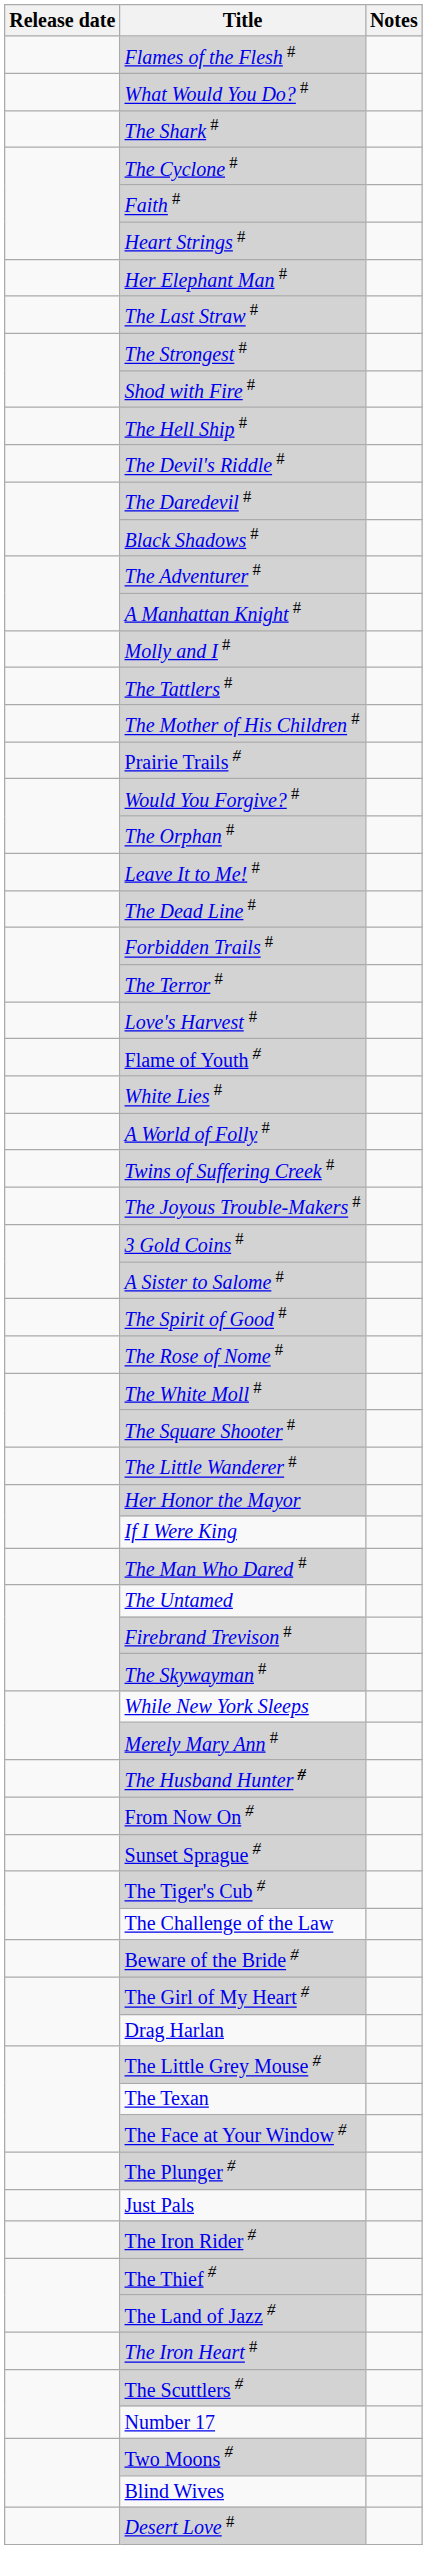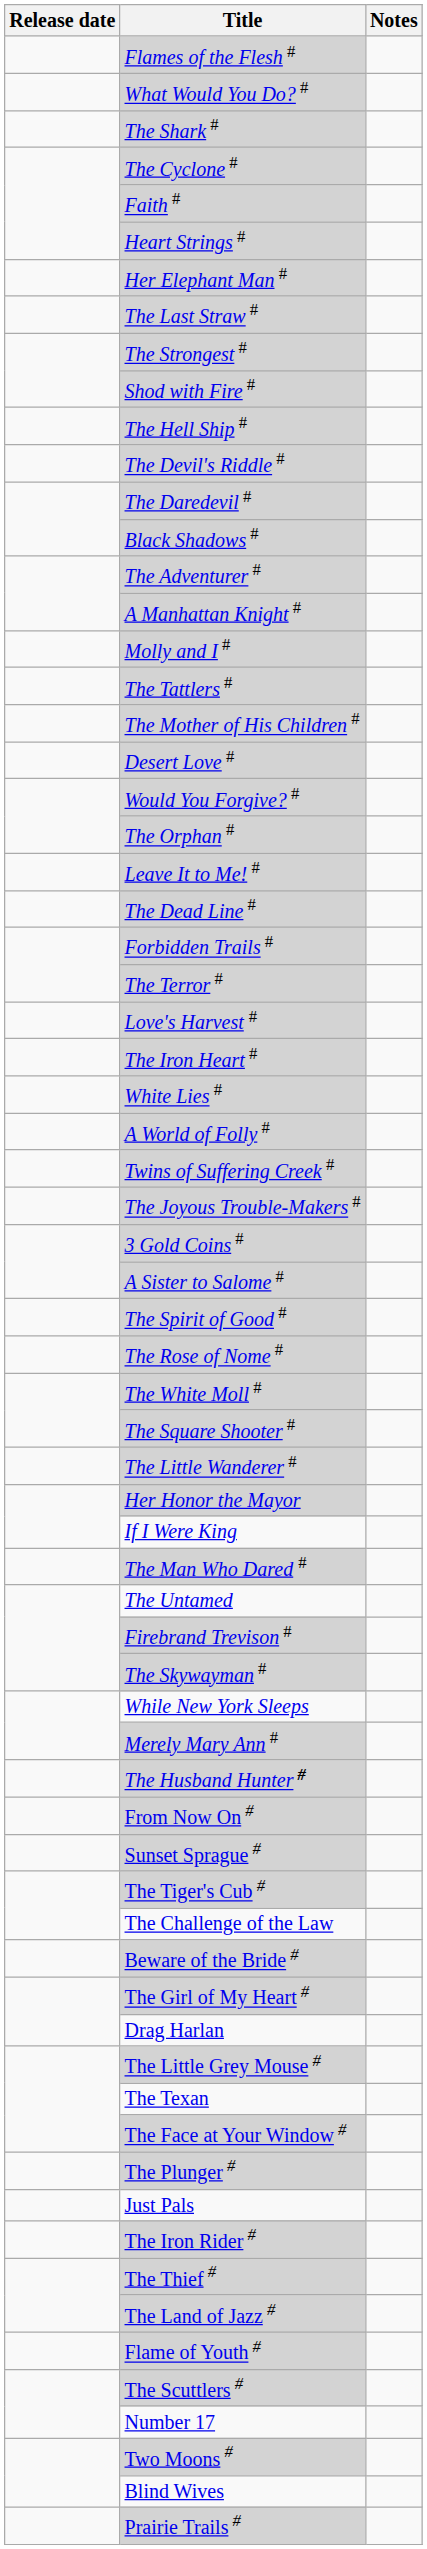rows swapped: (179, 2525) <-> (183, 760)
rows swapped: (191, 2350) <-> (193, 1057)
